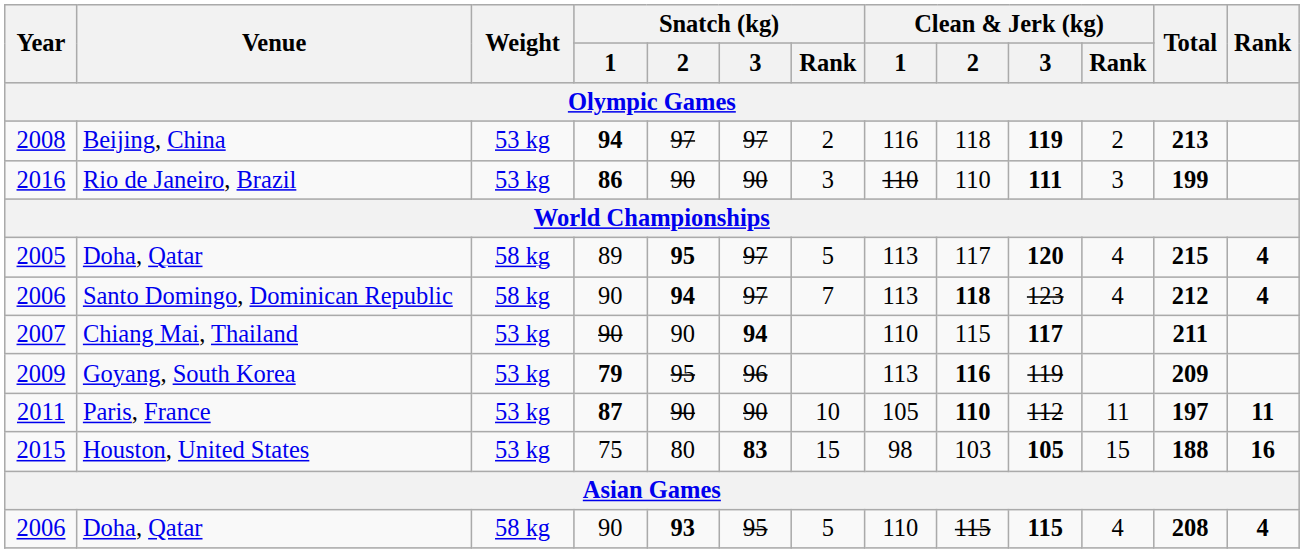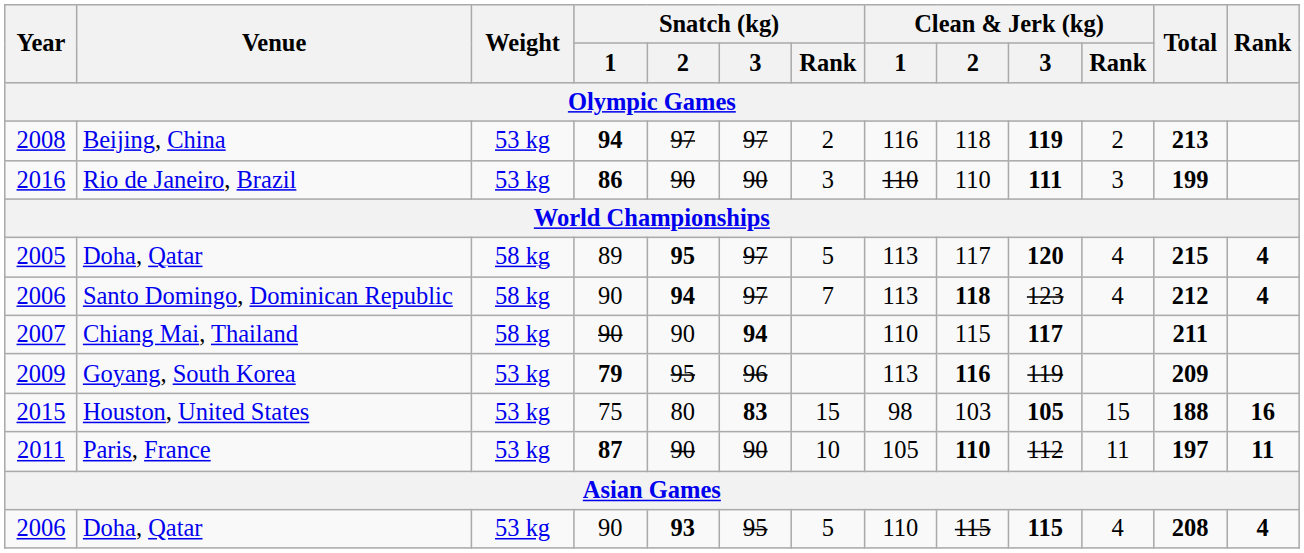(523, 334) 53 kg -> (523, 334) 58 kg
rows swapped: (41, 412) <-> (41, 450)
(523, 528) 58 kg -> (523, 528) 53 kg
